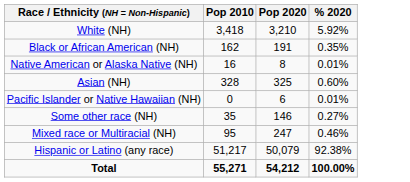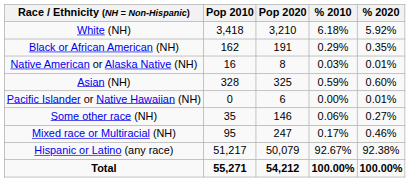+ column: (333, 13)
